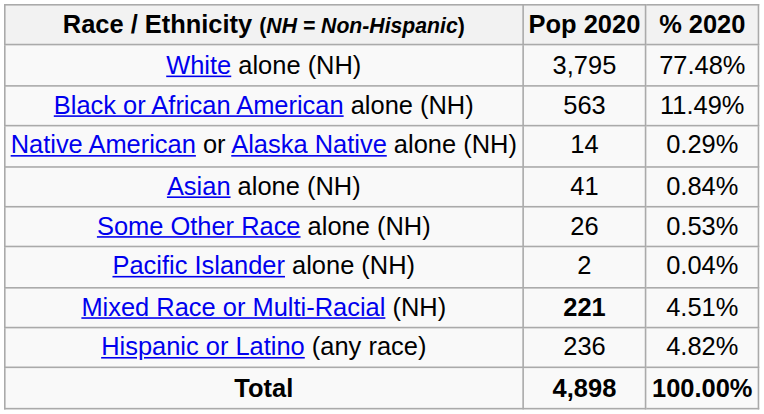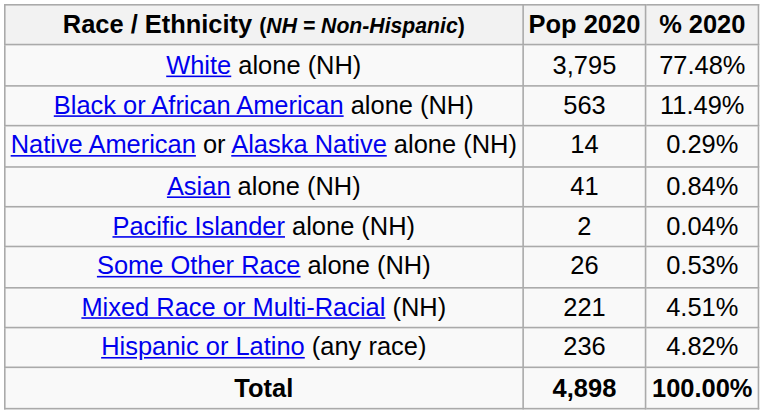rows swapped: (264, 266) <-> (264, 226)
(584, 307) bold -> (584, 307) normal
